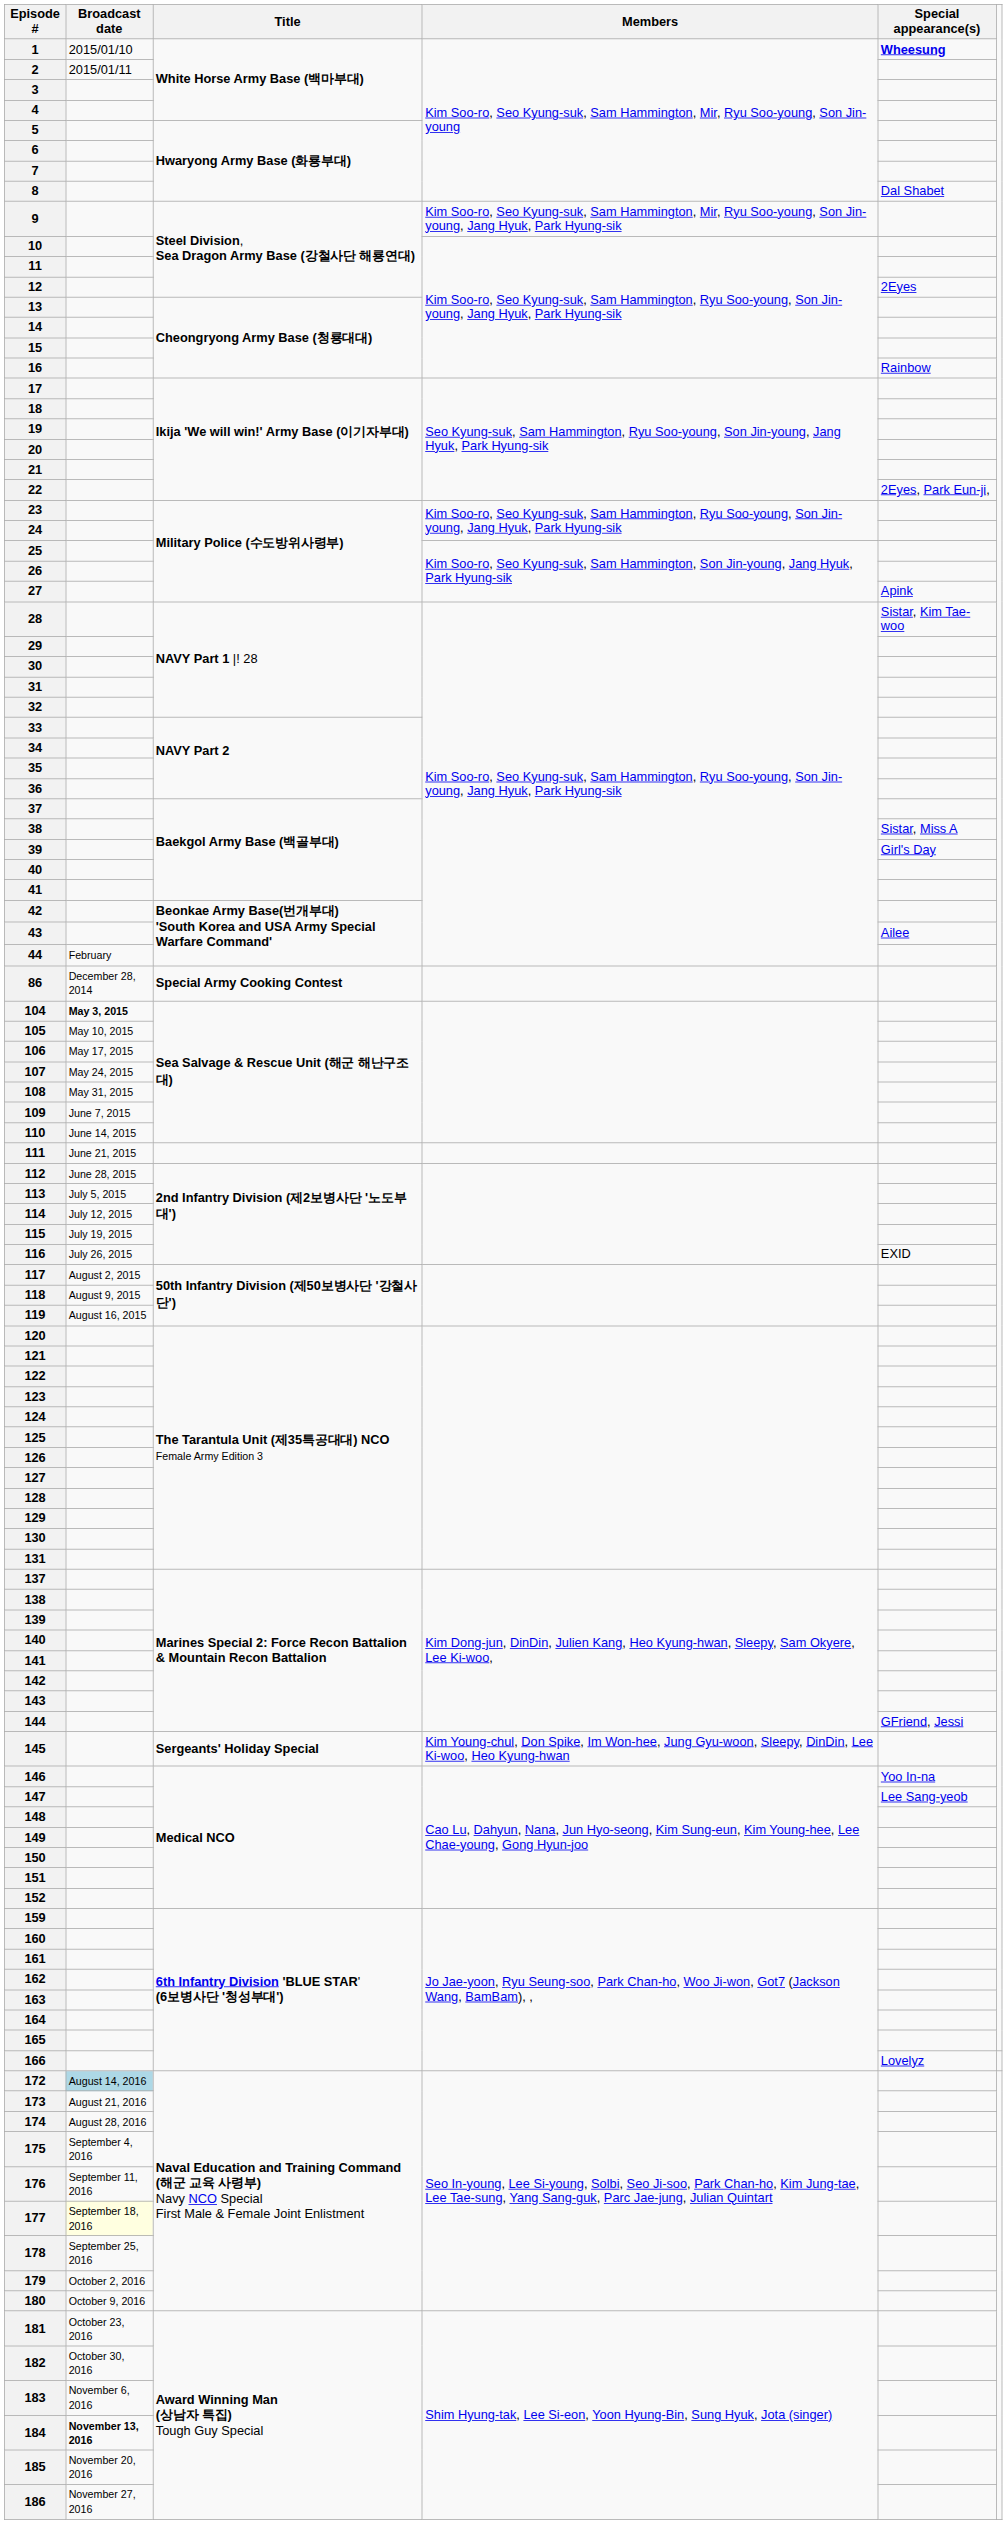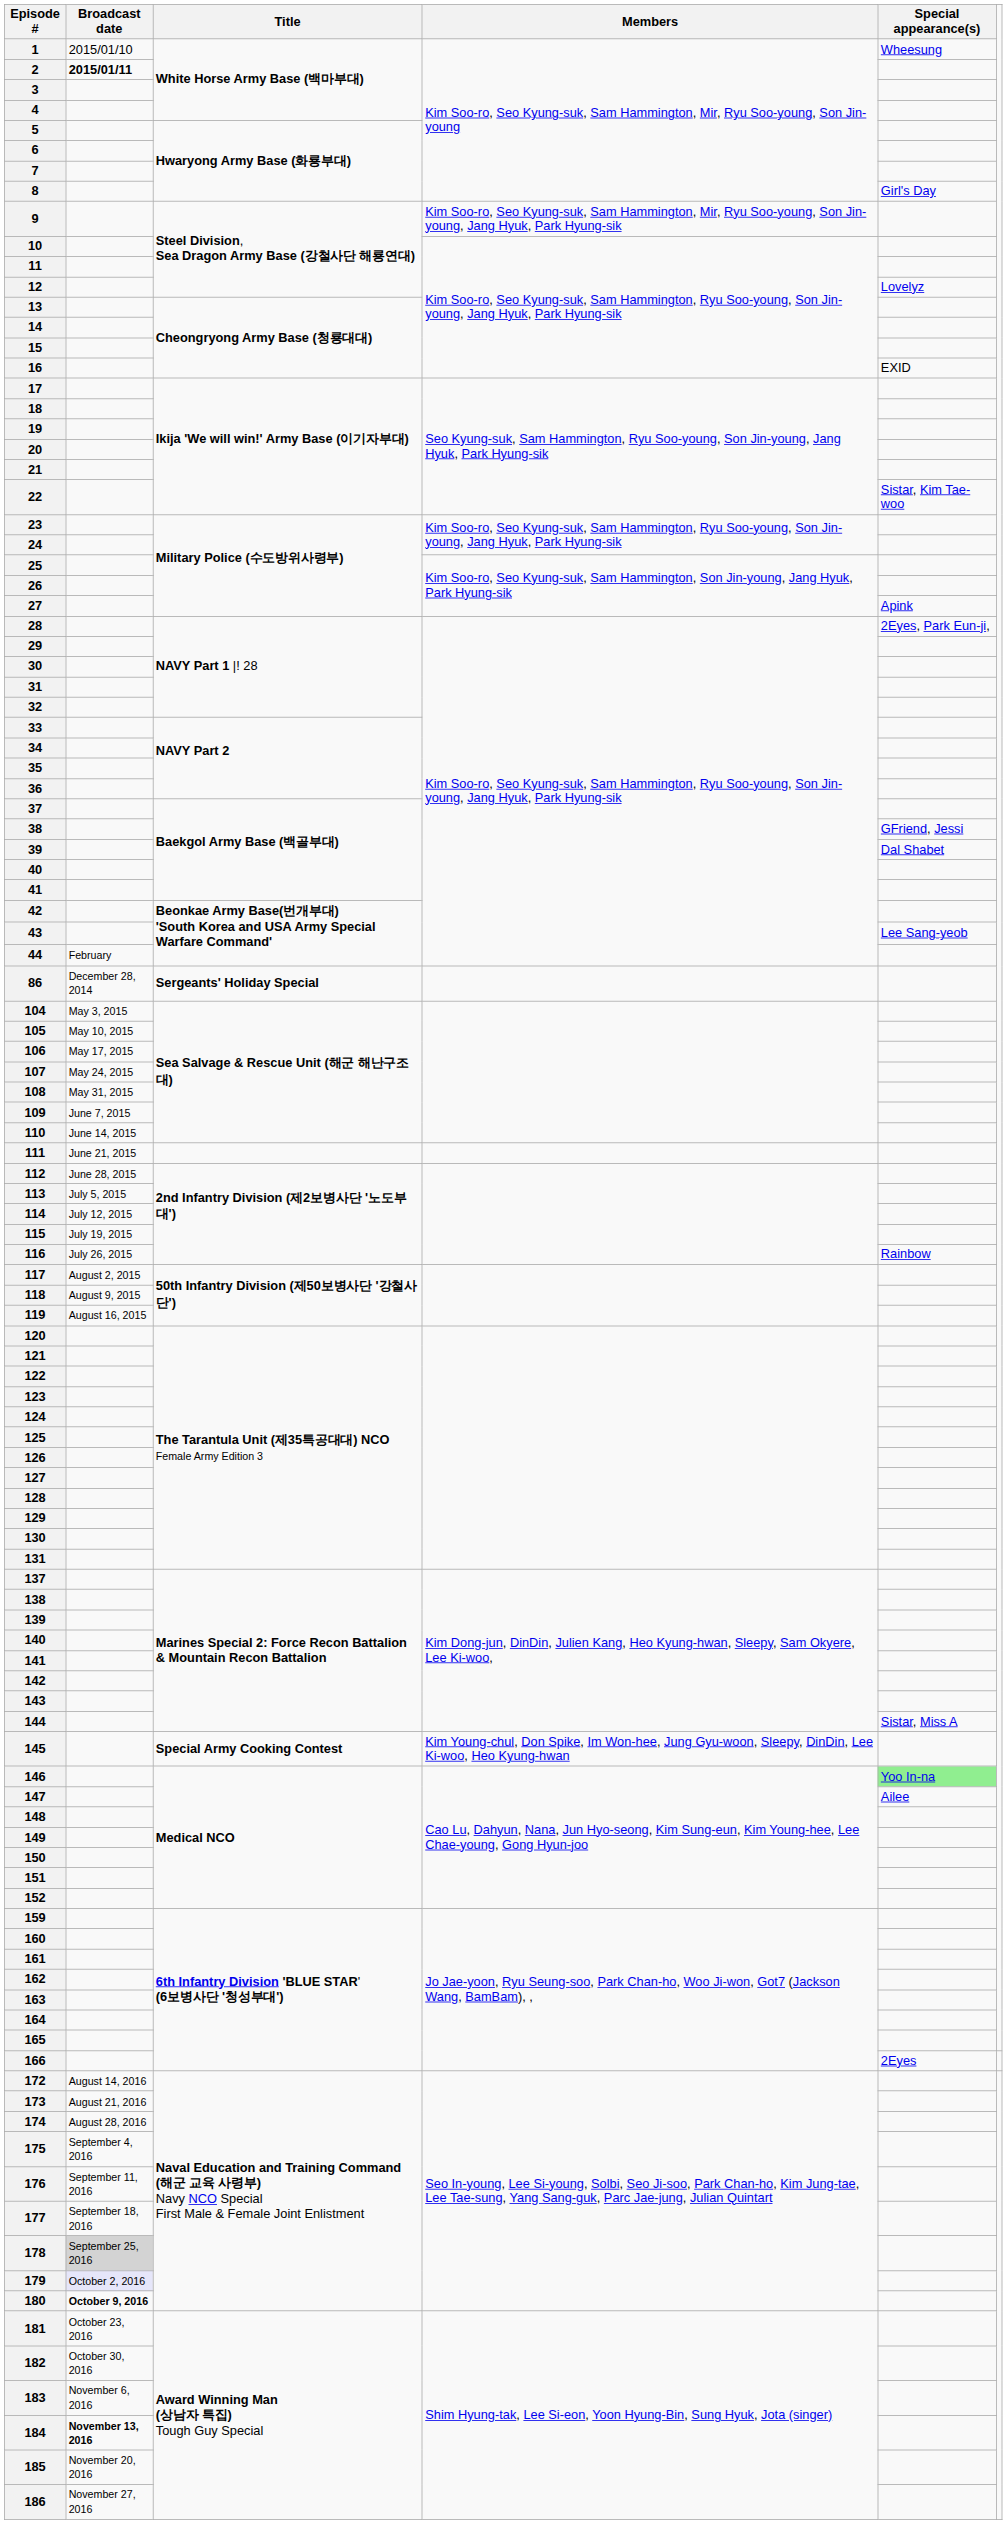(913, 49) bold -> (911, 49) normal
(100, 69) normal -> (100, 69) bold
(913, 191) Dal Shabet -> (908, 191) Girl's Day
(899, 287) 2Eyes -> (903, 287) Lovelyz
(906, 368) Rainbow -> (896, 368) EXID
(935, 490) 2Eyes, Park Eun-ji, -> (926, 497) Sistar, Kim Tae-woo
(926, 619) Sistar, Kim Tae-woo -> (935, 626) 2Eyes, Park Eun-ji,
(919, 829) Sistar, Miss A -> (922, 829) GFriend, Jessi
(908, 849) Girl's Day -> (913, 849) Dal Shabet
(895, 933) Ailee -> (924, 933) Lee Sang-yeob
(249, 983) Special Army Cooking Contest -> (237, 983) Sergeants' Holiday Special
(98, 1011) bold -> (98, 1011) normal
(896, 1254) EXID -> (906, 1254) Rainbow
(922, 1721) GFriend, Jessi -> (919, 1721) Sistar, Miss A
(237, 1749) Sergeants' Holiday Special -> (249, 1749) Special Army Cooking Contest
(908, 1776) no background -> (908, 1776) lightgreen background
(924, 1796) Lee Sang-yeob -> (895, 1796) Ailee
(903, 2060) Lovelyz -> (899, 2060) 2Eyes
(107, 2081) lightblue background -> (107, 2081) no background
(104, 2219) lightyellow background -> (104, 2219) no background
(104, 2254) no background -> (104, 2254) lightgrey background
(107, 2281) no background -> (107, 2281) lavender background
(107, 2301) normal -> (108, 2301) bold
